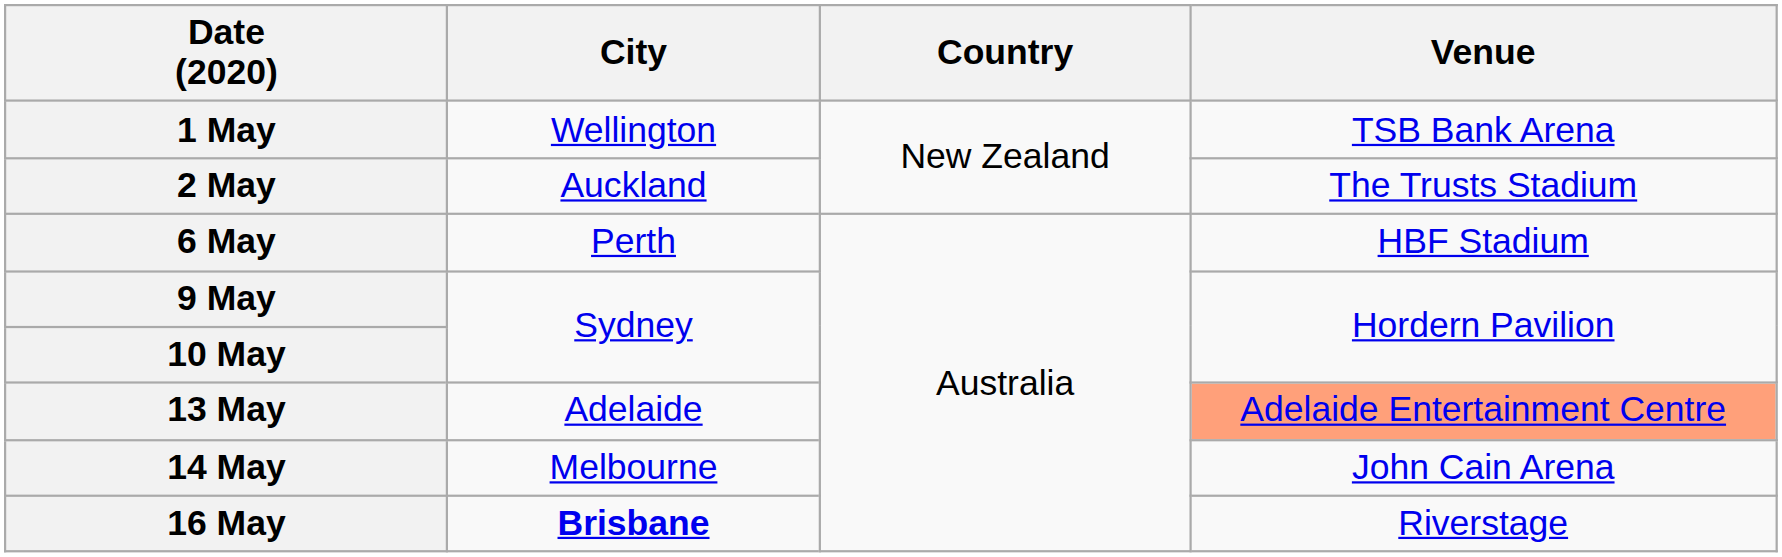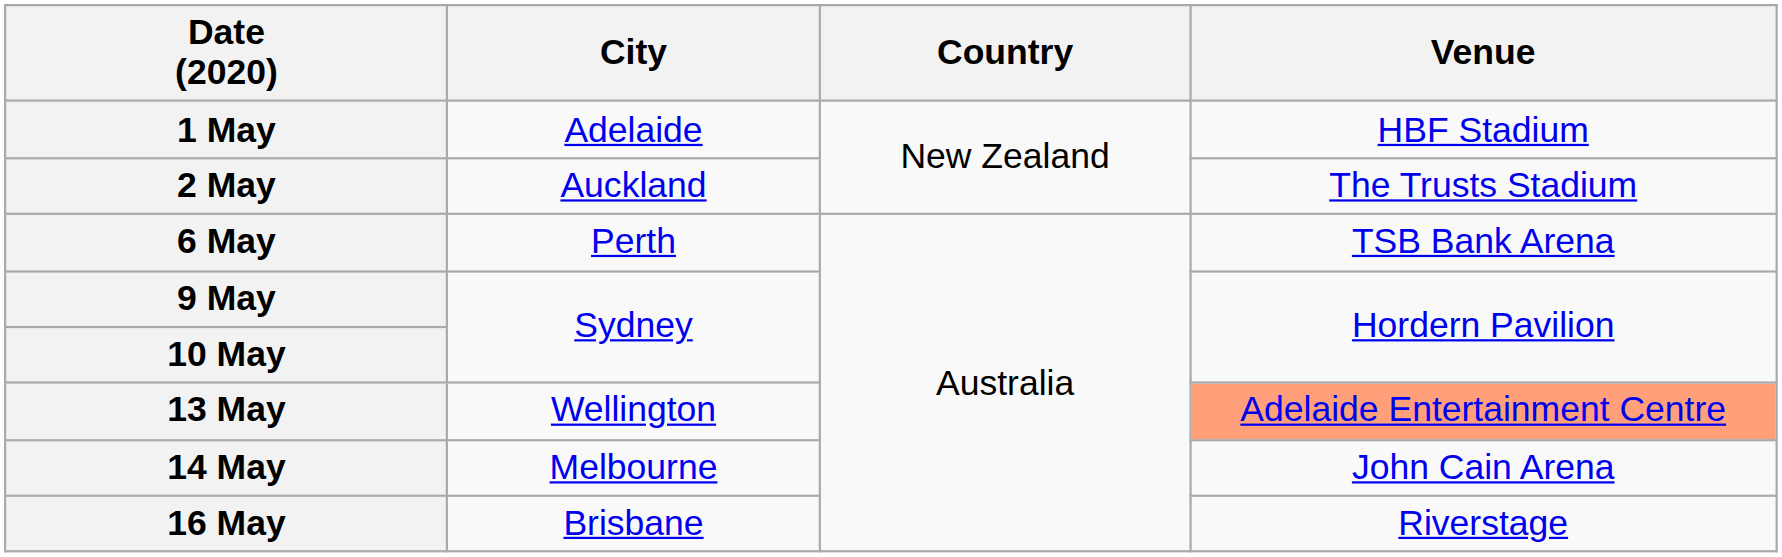(633, 128) Wellington -> (634, 128) Adelaide
(1483, 128) TSB Bank Arena -> (1483, 128) HBF Stadium
(1483, 241) HBF Stadium -> (1483, 241) TSB Bank Arena
(634, 410) Adelaide -> (633, 410) Wellington
(634, 523) bold -> (634, 523) normal
